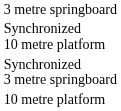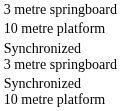rows swapped: (54, 99) <-> (54, 36)
